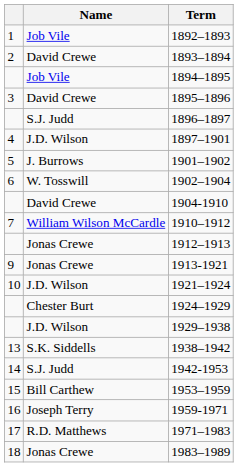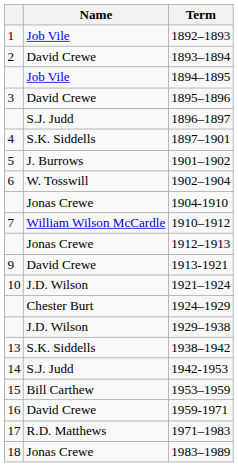(57, 139) J.D. Wilson -> (61, 139) S.K. Siddells
(61, 202) David Crewe -> (60, 202) Jonas Crewe
(60, 264) Jonas Crewe -> (61, 264) David Crewe
(60, 410) Joseph Terry -> (61, 410) David Crewe
